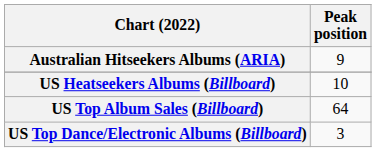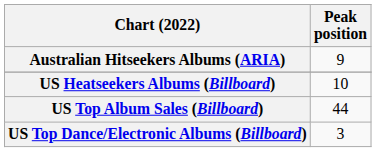(340, 109) 64 -> (340, 109) 44
